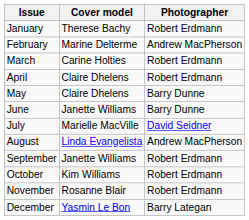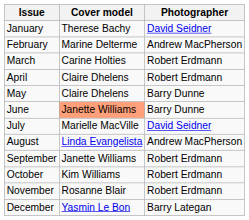(185, 28) Robert Erdmann -> (179, 28) David Seidner
(99, 110) no background -> (99, 110) lightsalmon background
